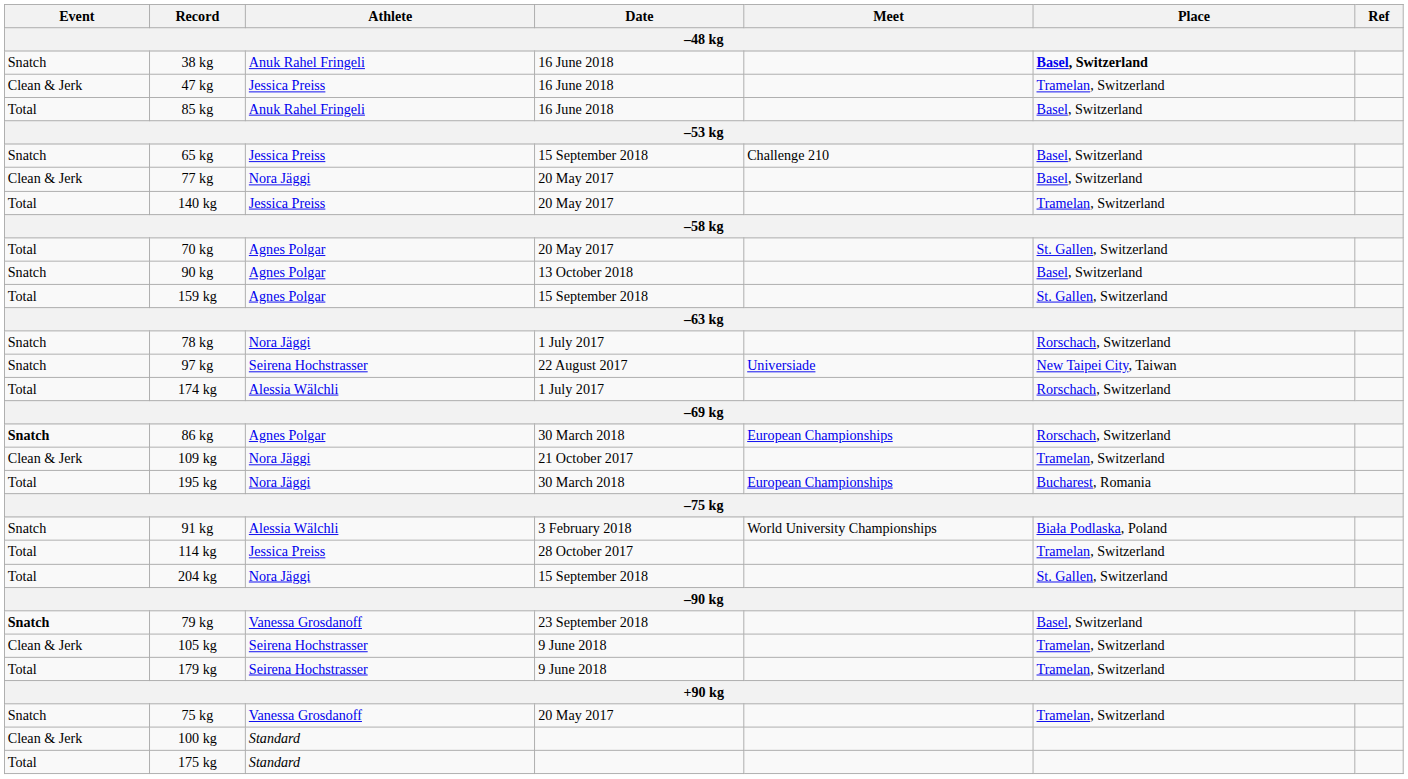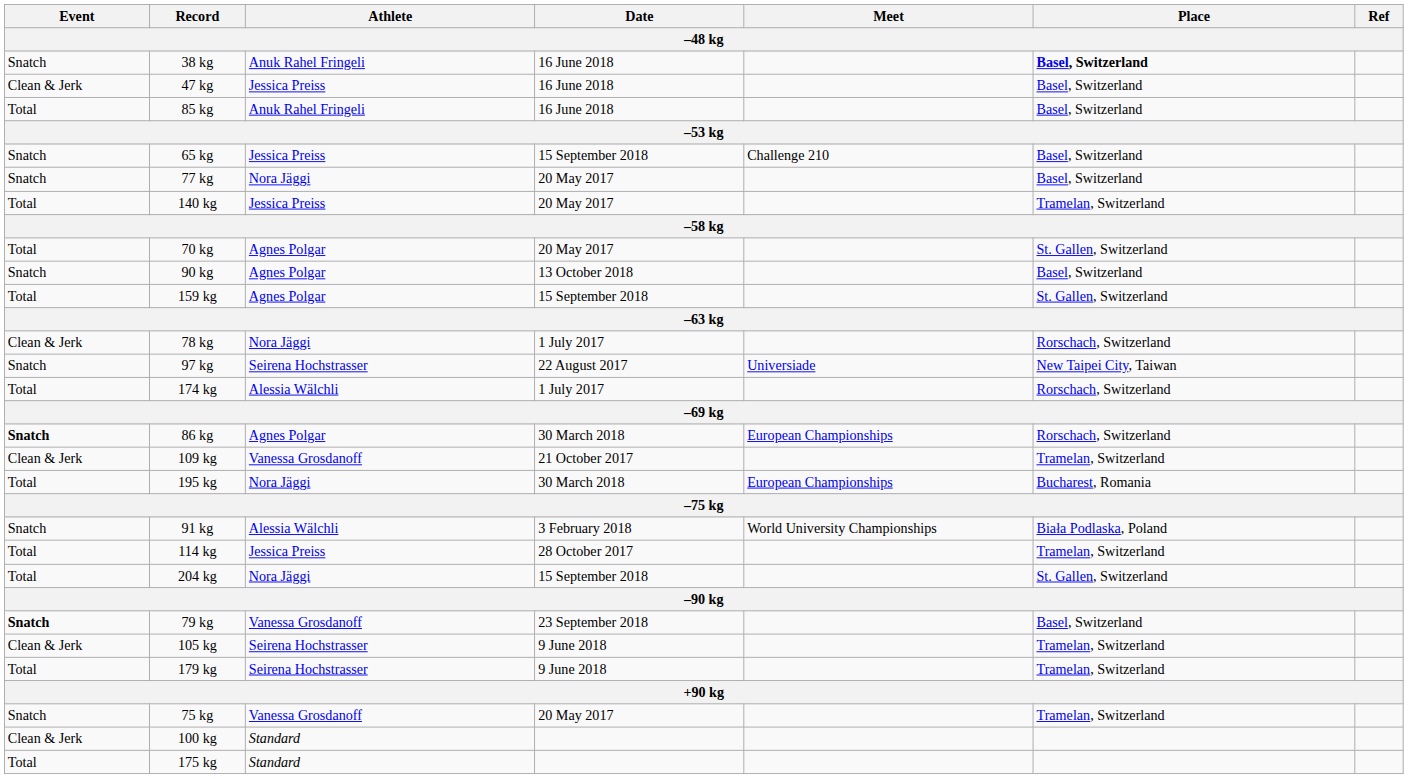(1101, 86) Tramelan, Switzerland -> (1089, 86) Basel, Switzerland
(45, 179) Clean & Jerk -> (27, 179) Snatch
(27, 342) Snatch -> (45, 342) Clean & Jerk
(280, 459) Nora Jäggi -> (305, 459) Vanessa Grosdanoff
